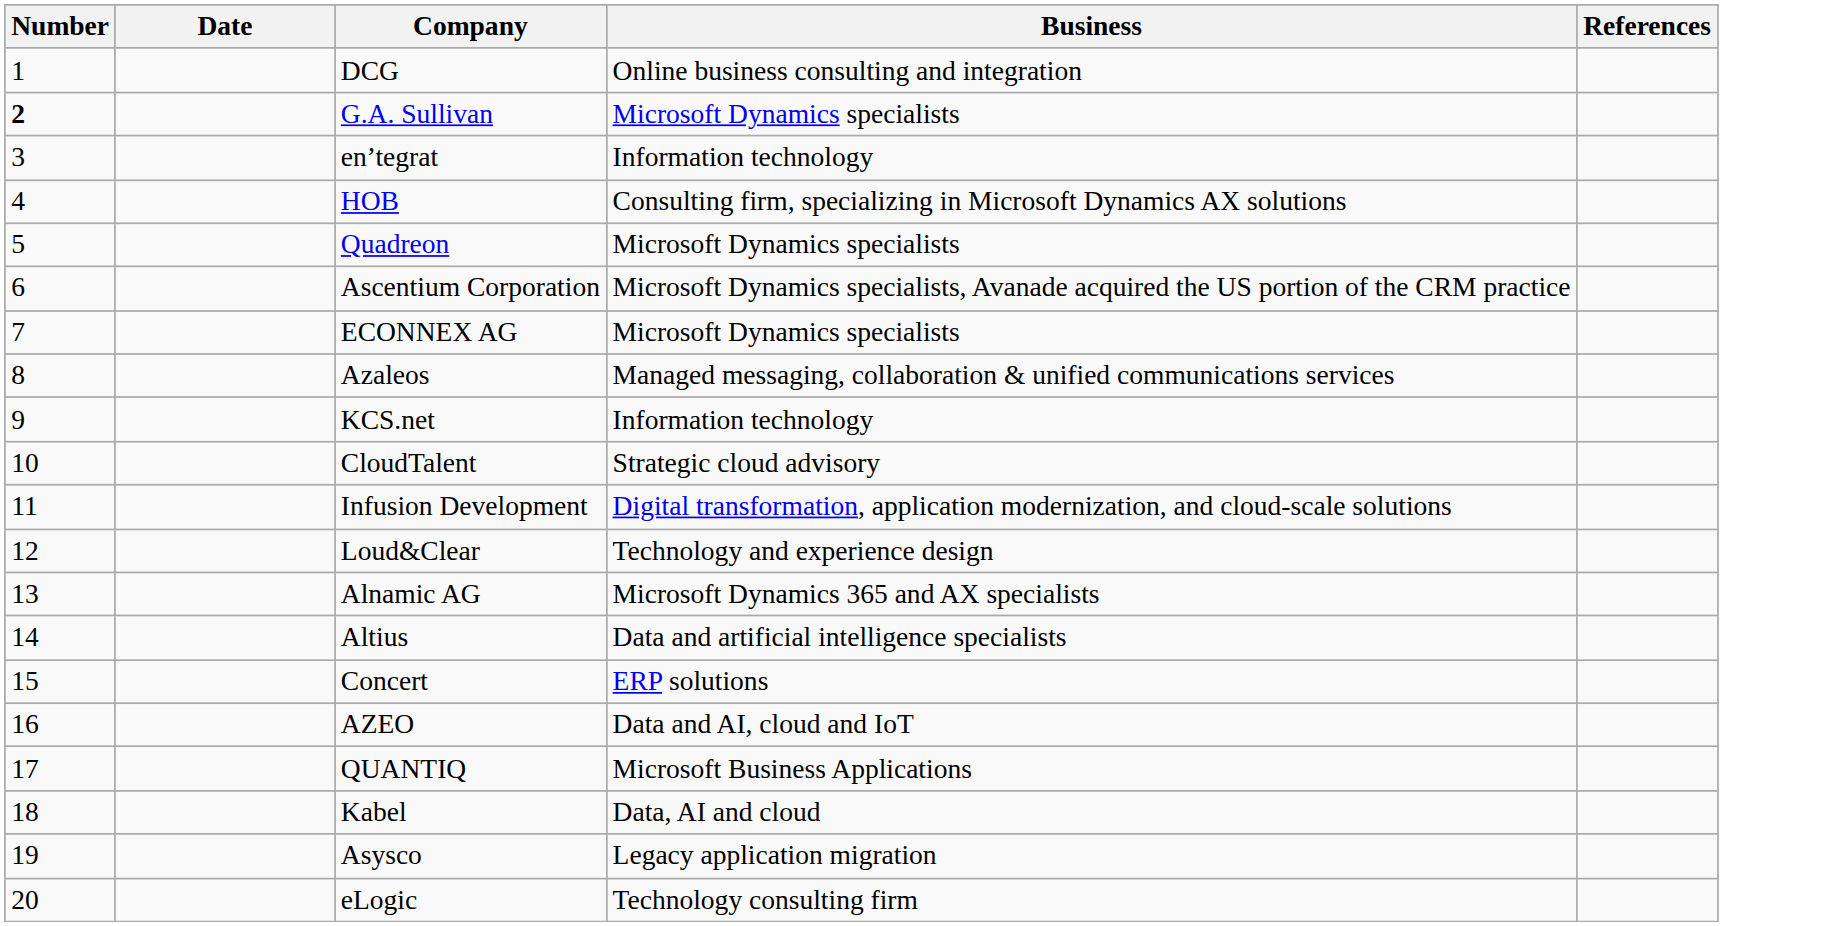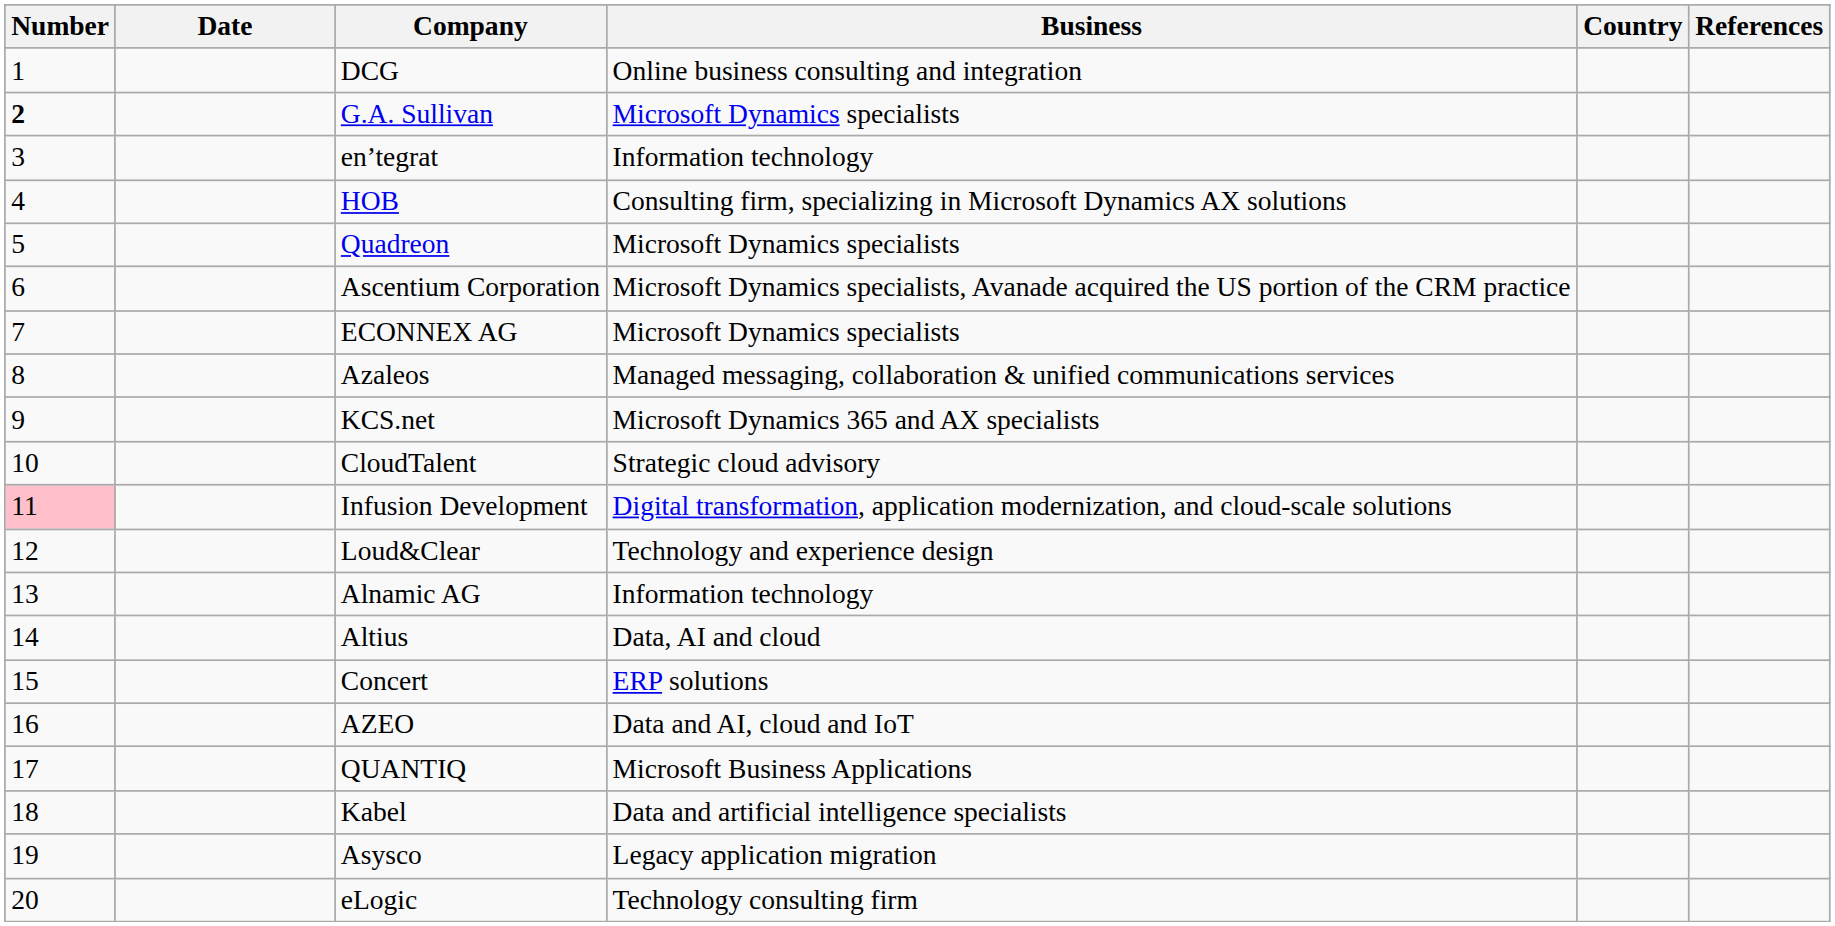+ column: (1633, 26)
(743, 419) Information technology -> (856, 419) Microsoft Dynamics 365 and AX specialists
(24, 506) no background -> (24, 506) pink background
(856, 593) Microsoft Dynamics 365 and AX specialists -> (743, 593) Information technology
(840, 637) Data and artificial intelligence specialists -> (717, 637) Data, AI and cloud
(717, 811) Data, AI and cloud -> (840, 811) Data and artificial intelligence specialists
